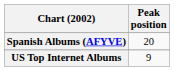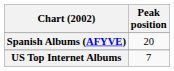(149, 58) 9 -> (149, 58) 7
